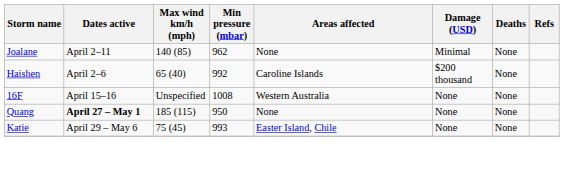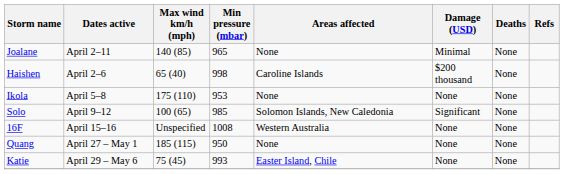(220, 51) 962 -> (220, 51) 965
(220, 73) 992 -> (220, 73) 998
+ row: (17, 95)
+ row: (16, 112)
(103, 112) bold -> (102, 144) normal
